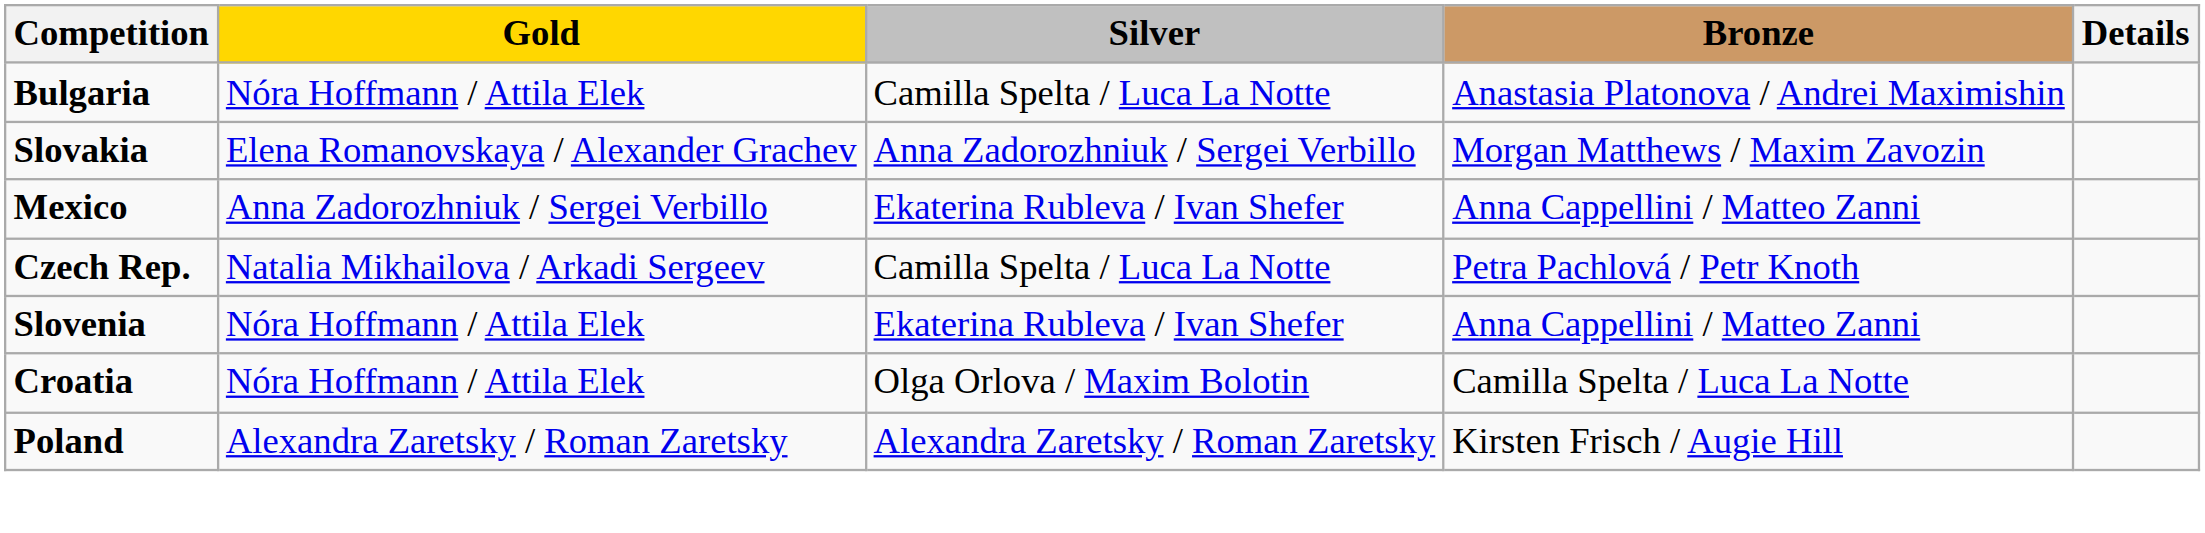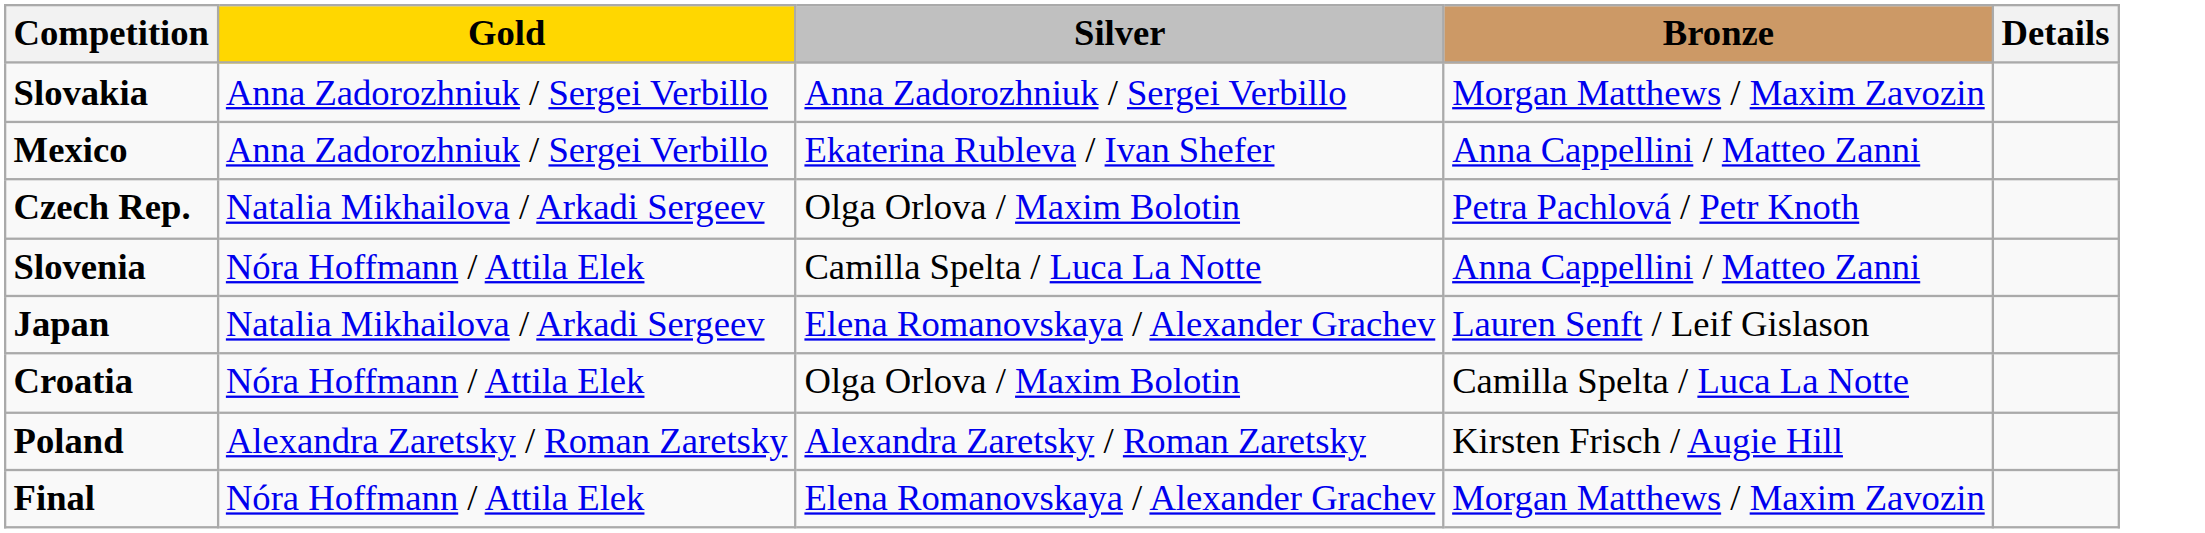- row: (82, 91)
(541, 149) Elena Romanovskaya / Alexander Grachev -> (497, 91) Anna Zadorozhniuk / Sergei Verbillo
(1102, 265) Camilla Spelta / Luca La Notte -> (1022, 207) Olga Orlova / Maxim Bolotin
(1109, 324) Ekaterina Rubleva / Ivan Shefer -> (1033, 265) Camilla Spelta / Luca La Notte
+ row: (61, 324)
+ row: (54, 498)
